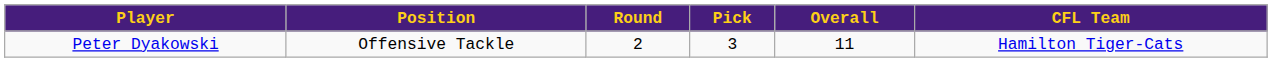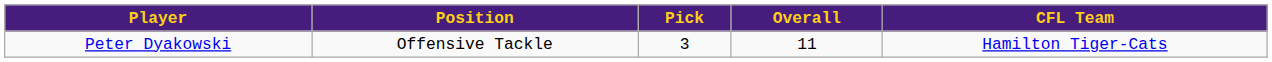- column: (638, 18)
